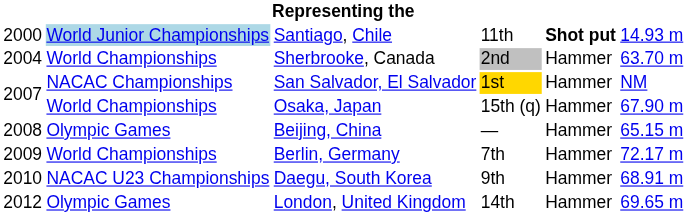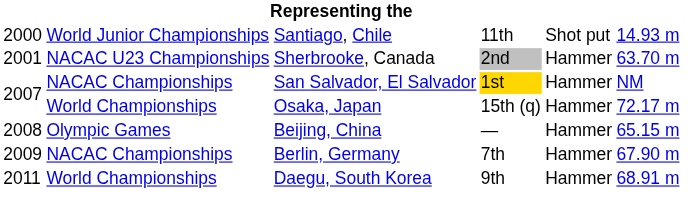(158, 35) lightblue background -> (158, 35) no background
(581, 35) bold -> (578, 35) normal
(23, 58) 2004 -> (23, 58) 2001
(132, 58) World Championships -> (158, 58) NACAC U23 Championships
(652, 106) 67.90 m -> (648, 106) 72.17 m
(132, 154) World Championships -> (139, 154) NACAC Championships
(652, 154) 72.17 m -> (648, 154) 67.90 m
(23, 178) 2010 -> (22, 178) 2011
(158, 178) NACAC U23 Championships -> (132, 178) World Championships
- row: (370, 202)
